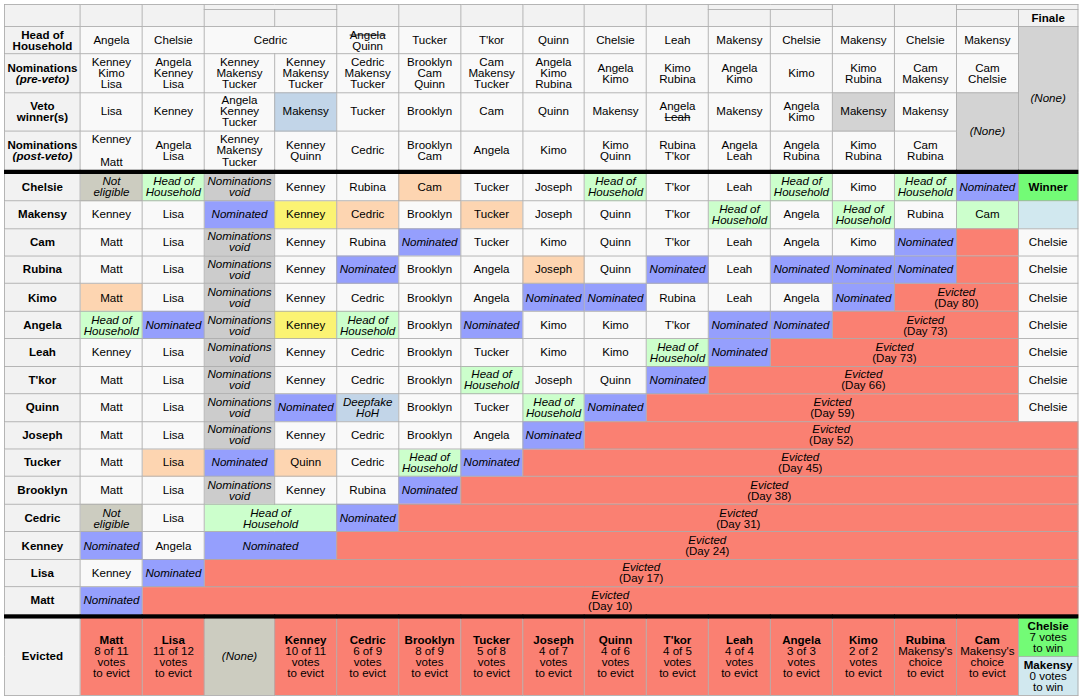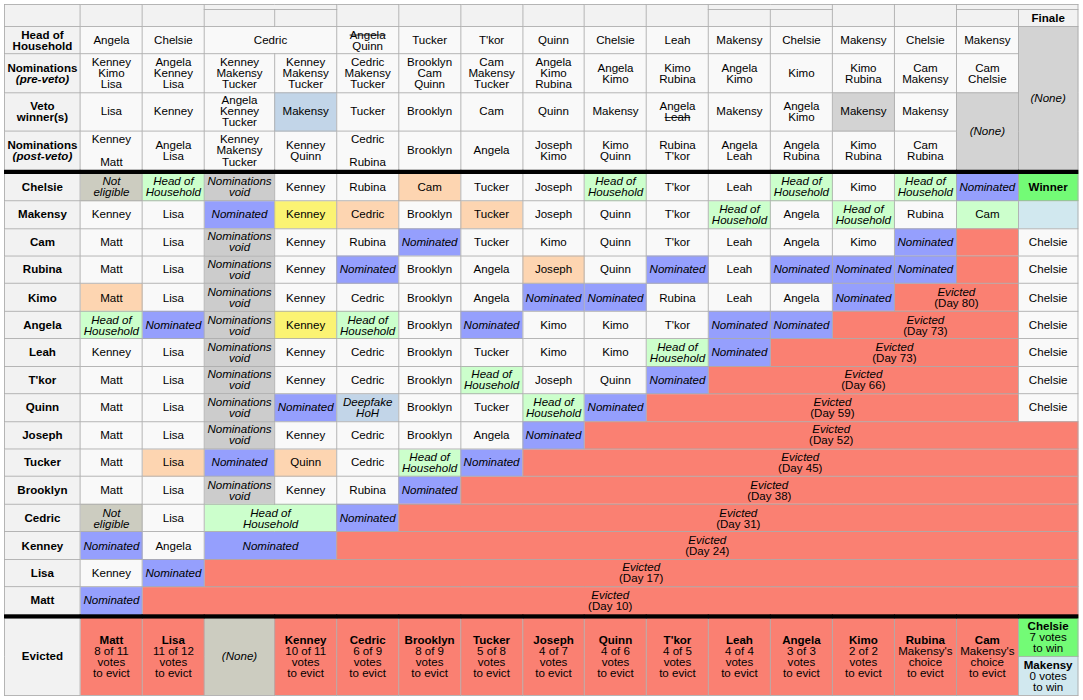(368, 150) Cedric -> (368, 150) Cedric Rubina
(430, 150) Brooklyn Cam -> (430, 150) Brooklyn
(554, 150) Kimo -> (554, 150) Joseph Kimo
